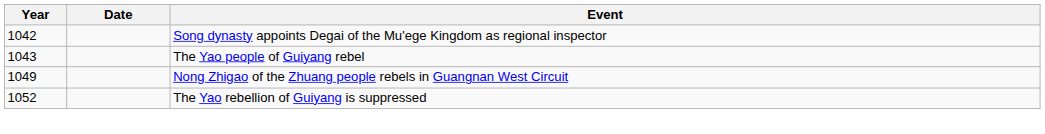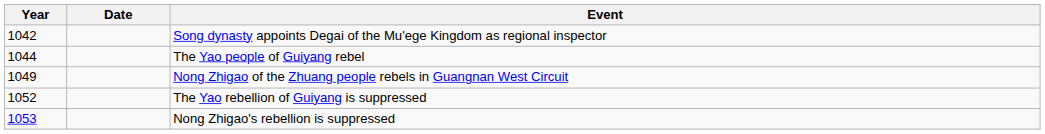(22, 56) 1043 -> (22, 56) 1044
+ row: (284, 118)
